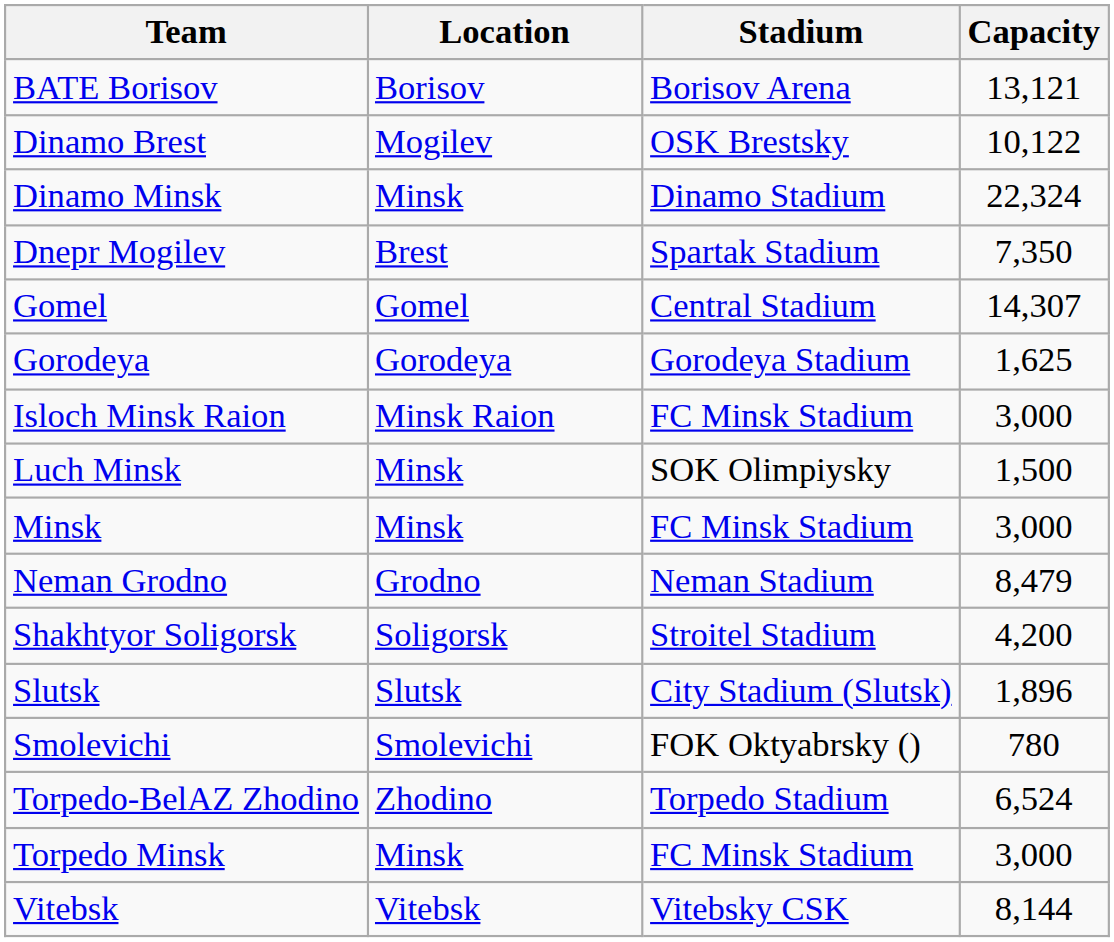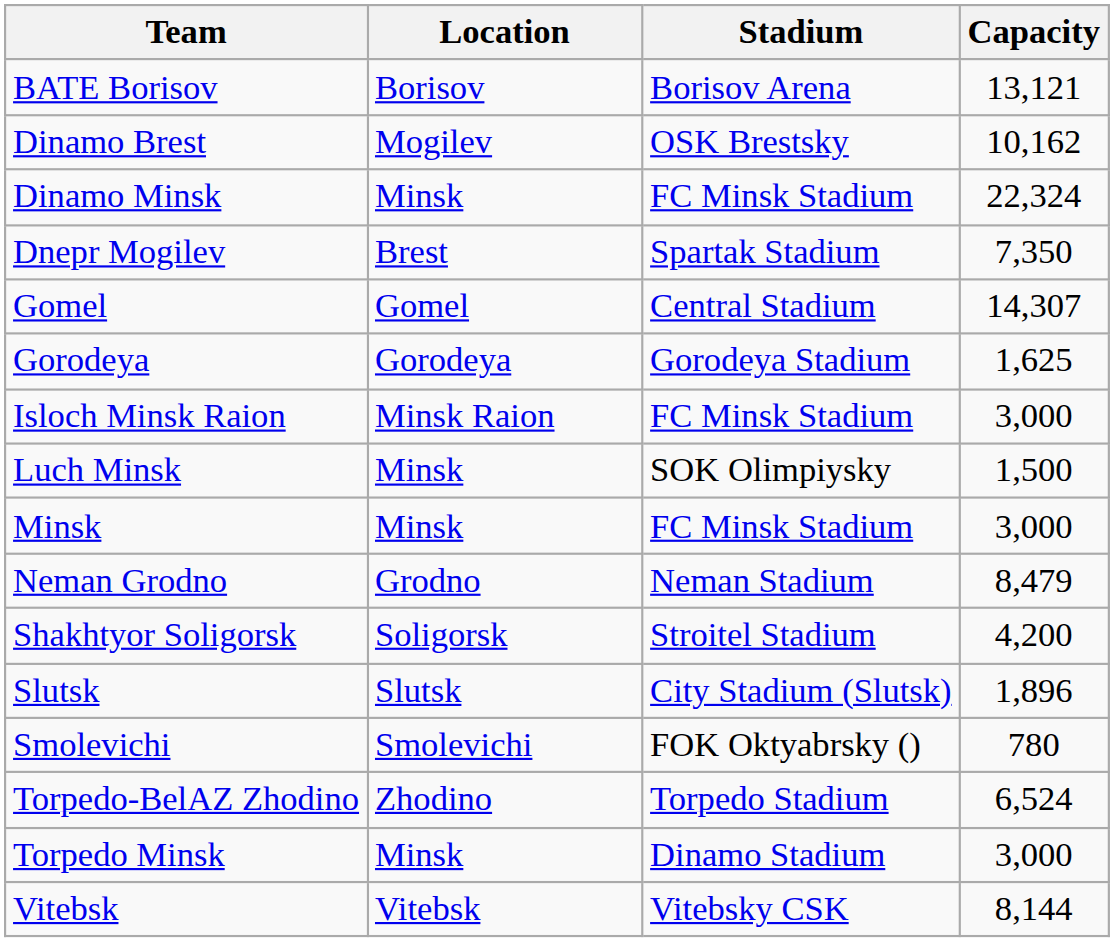(1034, 141) 10,122 -> (1034, 141) 10,162
(768, 196) Dinamo Stadium -> (782, 196) FC Minsk Stadium
(782, 854) FC Minsk Stadium -> (768, 854) Dinamo Stadium
